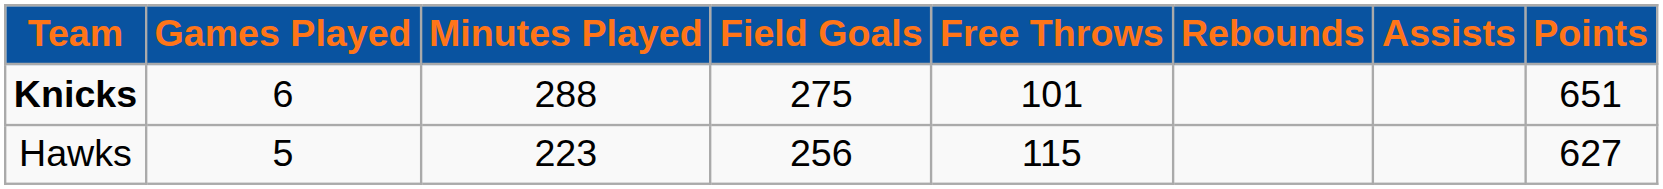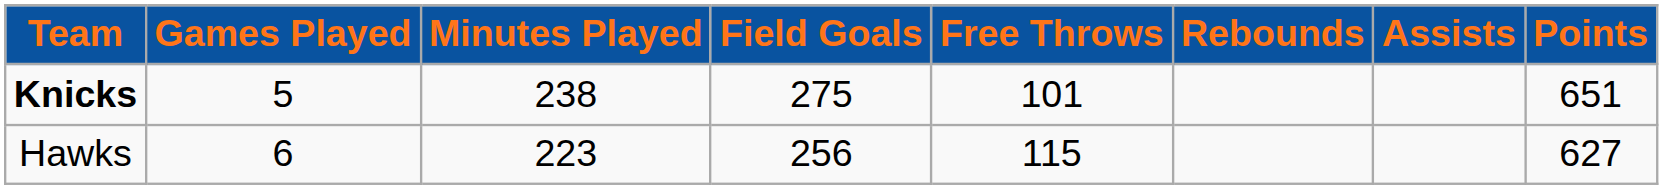(283, 93) 6 -> (283, 93) 5
(566, 93) 288 -> (566, 93) 238
(283, 153) 5 -> (283, 153) 6
